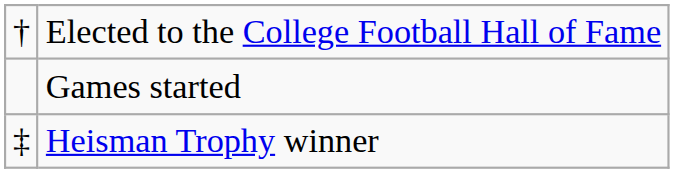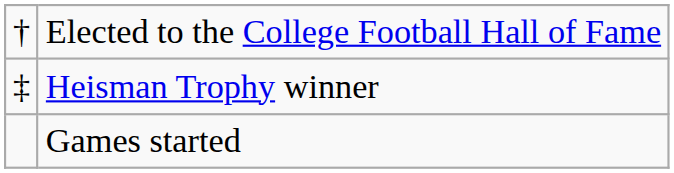rows swapped: (212, 140) <-> (143, 85)
